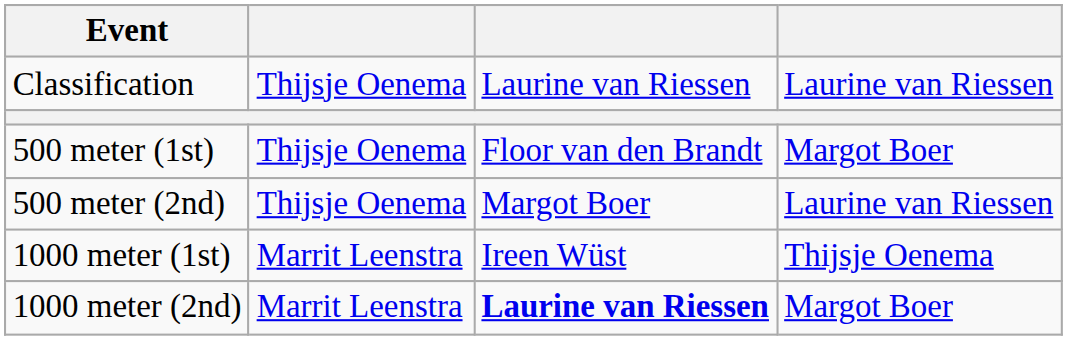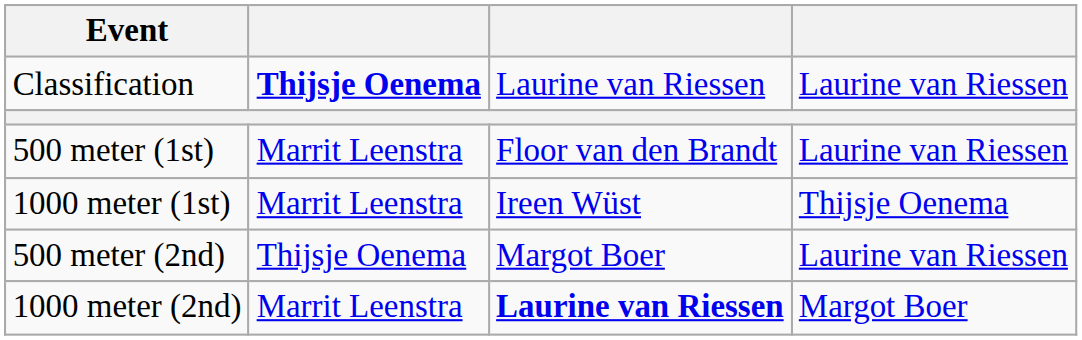(361, 82) normal -> (369, 82) bold
(361, 150) Thijsje Oenema -> (360, 150) Marrit Leenstra
(869, 150) Margot Boer -> (933, 150) Laurine van Riessen
rows swapped: (122, 254) <-> (119, 202)
